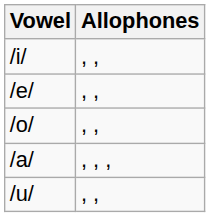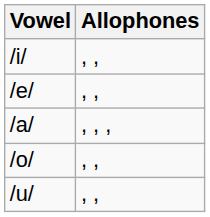rows swapped: (22, 159) <-> (22, 125)
